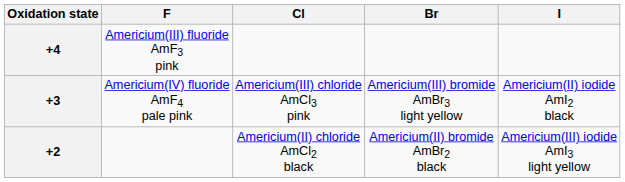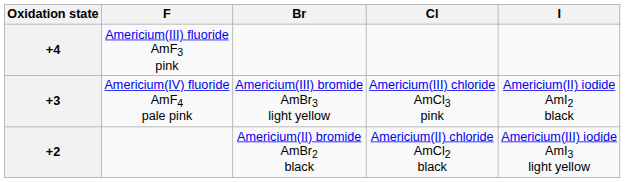columns swapped: (299, 14) <-> (431, 14)
